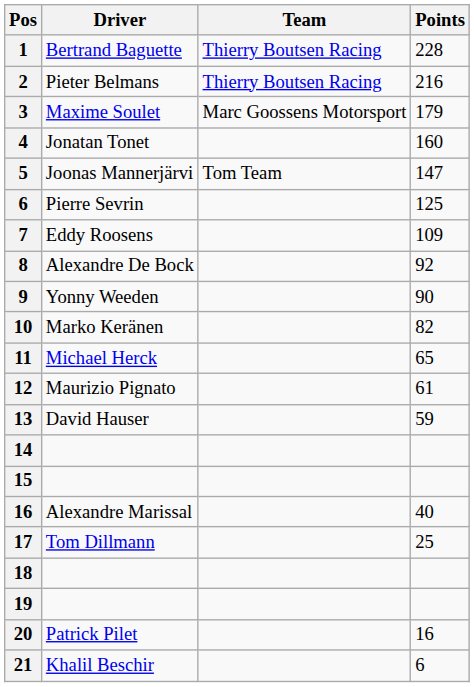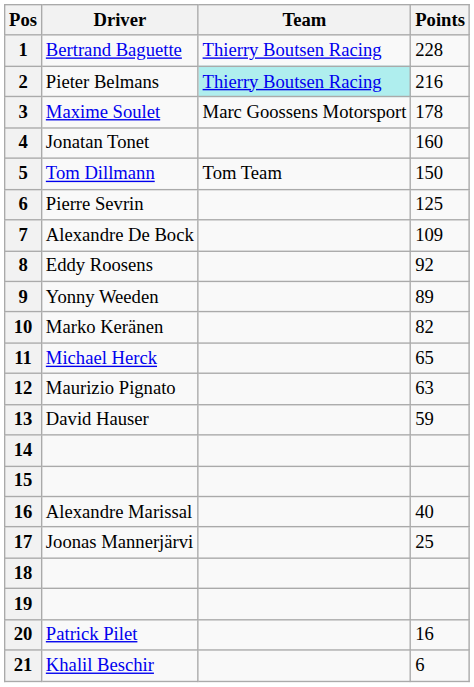(292, 80) no background -> (292, 80) paleturquoise background
(429, 111) 179 -> (429, 111) 178
(120, 173) Joonas Mannerjärvi -> (100, 173) Tom Dillmann
(429, 173) 147 -> (429, 173) 150
(99, 234) Eddy Roosens -> (120, 234) Alexandre De Bock
(120, 265) Alexandre De Bock -> (99, 265) Eddy Roosens
(425, 296) 90 -> (425, 296) 89
(425, 388) 61 -> (425, 388) 63
(100, 542) Tom Dillmann -> (120, 542) Joonas Mannerjärvi
